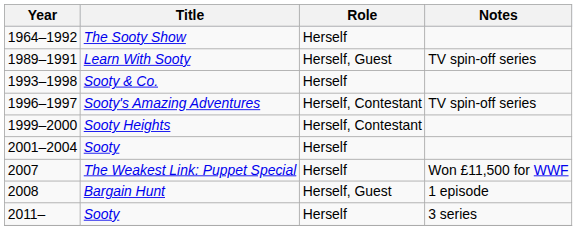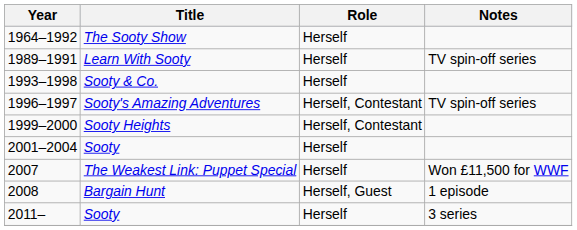(347, 59) Herself, Guest -> (325, 59) Herself
